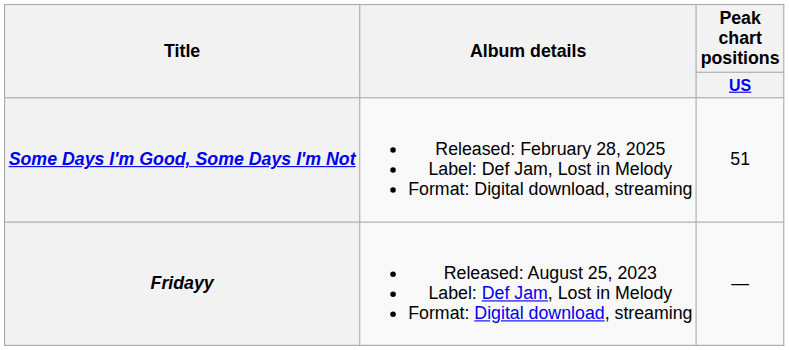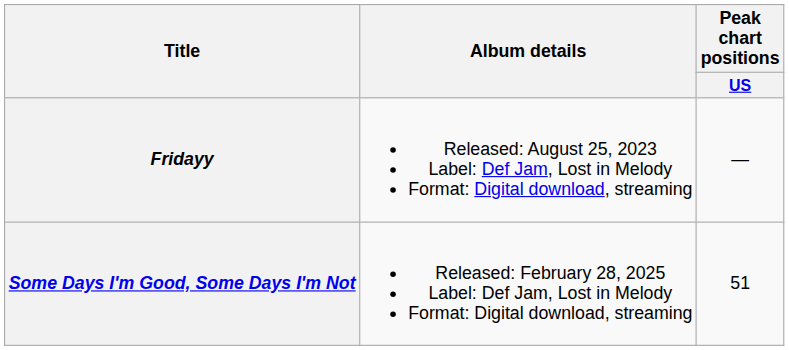rows swapped: (182, 283) <-> (182, 159)
